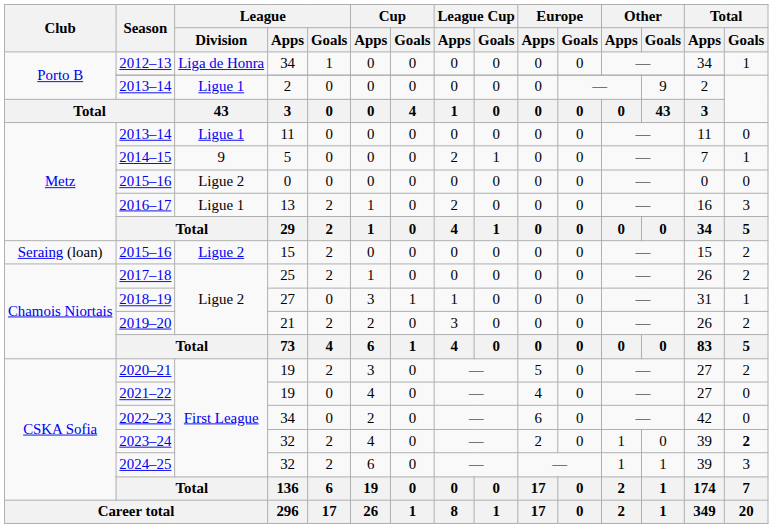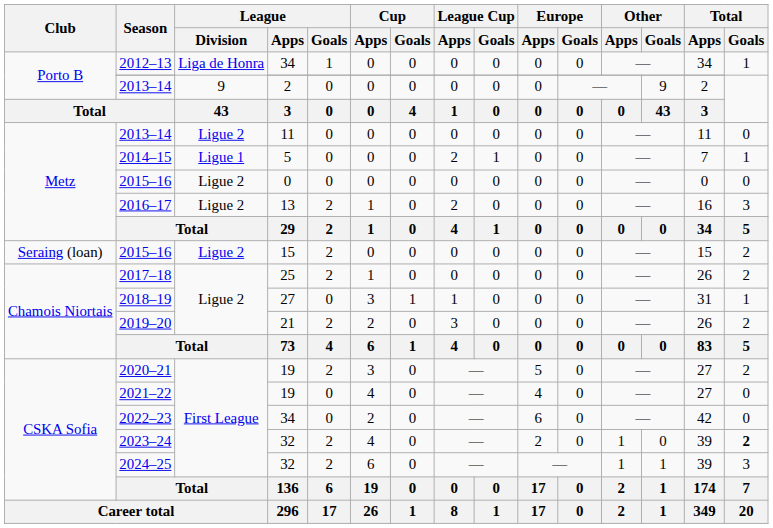(221, 87) Ligue 1 -> (221, 87) 9
(221, 134) Ligue 1 -> (221, 134) Ligue 2
(221, 157) 9 -> (221, 157) Ligue 1
(221, 205) Ligue 1 -> (221, 205) Ligue 2
